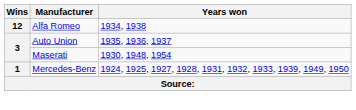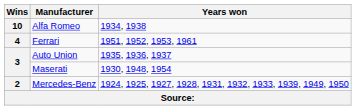(17, 26) 12 -> (17, 26) 10
+ row: (46, 41)
(17, 69) 1 -> (17, 84) 2
